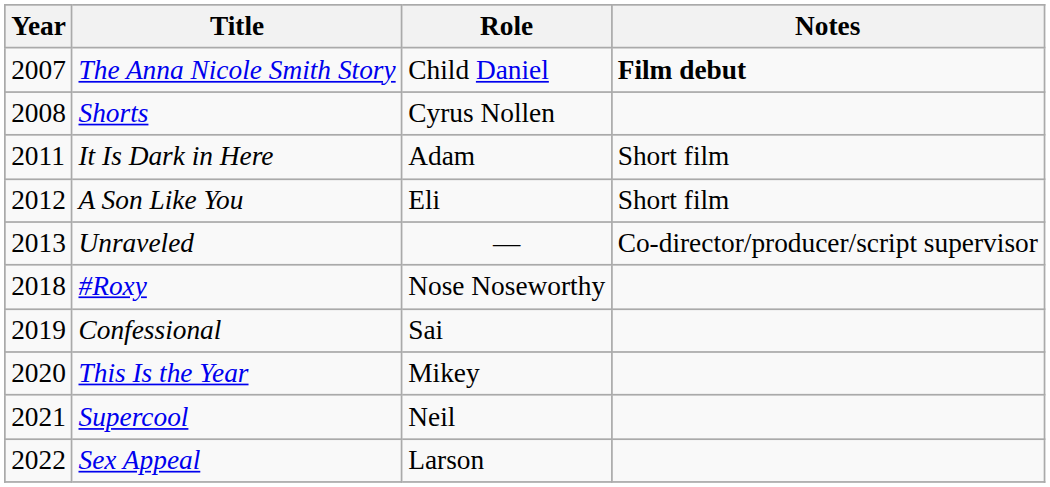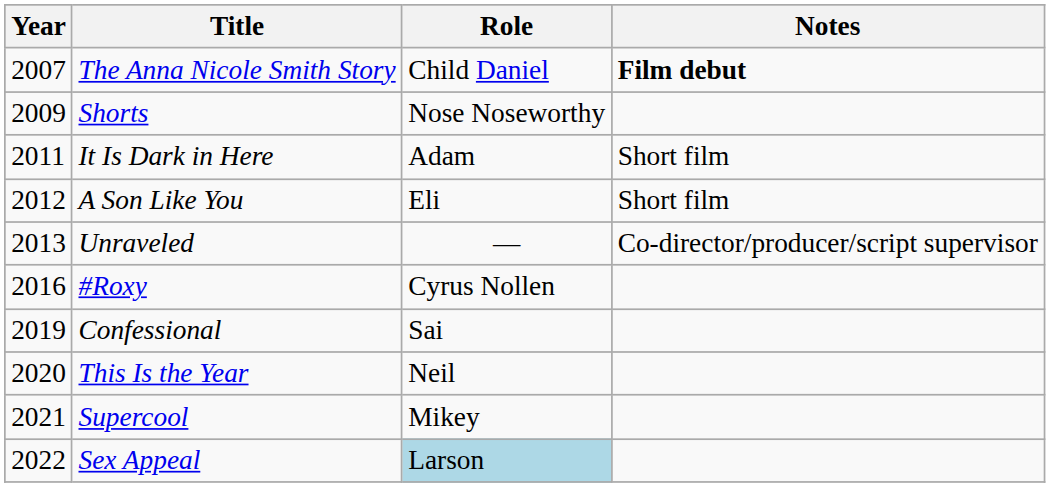(39, 112) 2008 -> (39, 112) 2009
(482, 112) Cyrus Nollen -> (507, 112) Nose Noseworthy
(39, 286) 2018 -> (39, 286) 2016
(507, 286) Nose Noseworthy -> (482, 286) Cyrus Nollen
(444, 373) Mikey -> (432, 373) Neil
(432, 416) Neil -> (444, 416) Mikey
(446, 460) no background -> (446, 460) lightblue background
